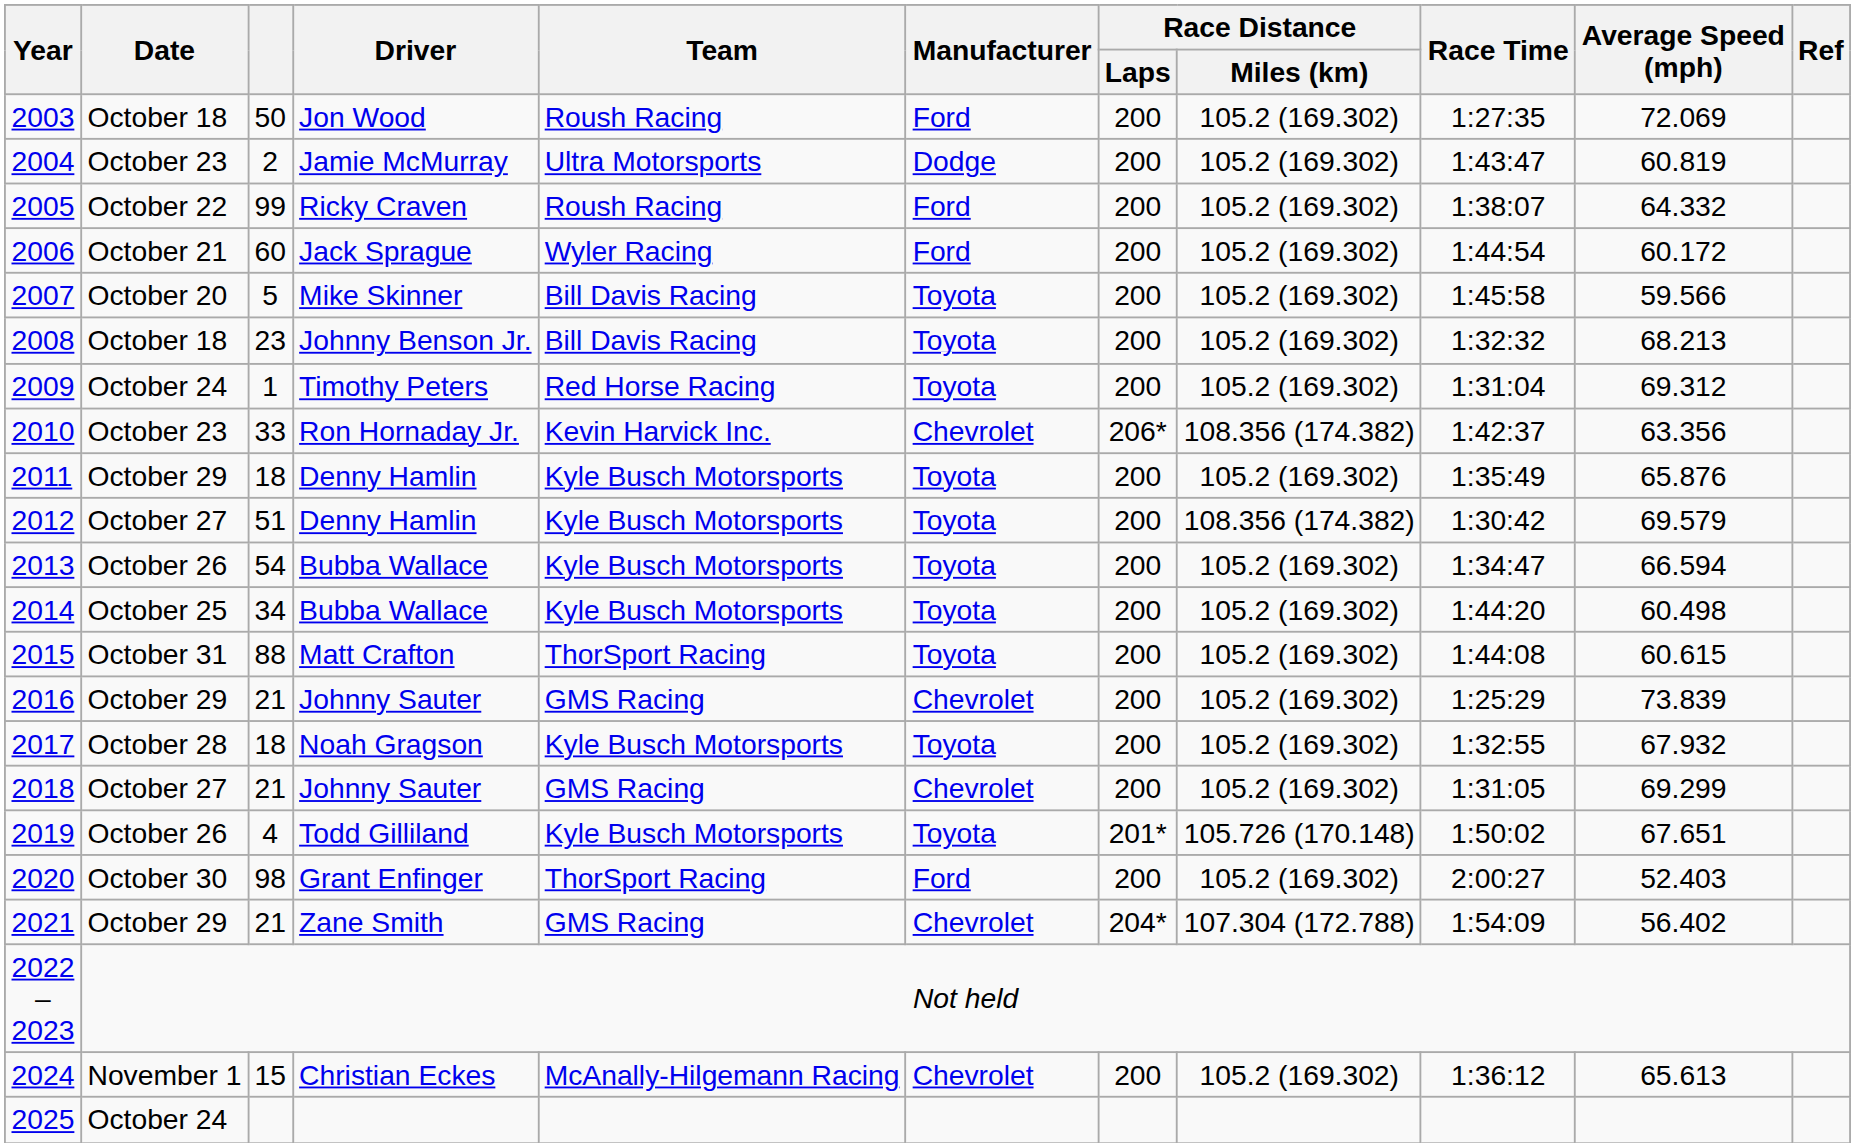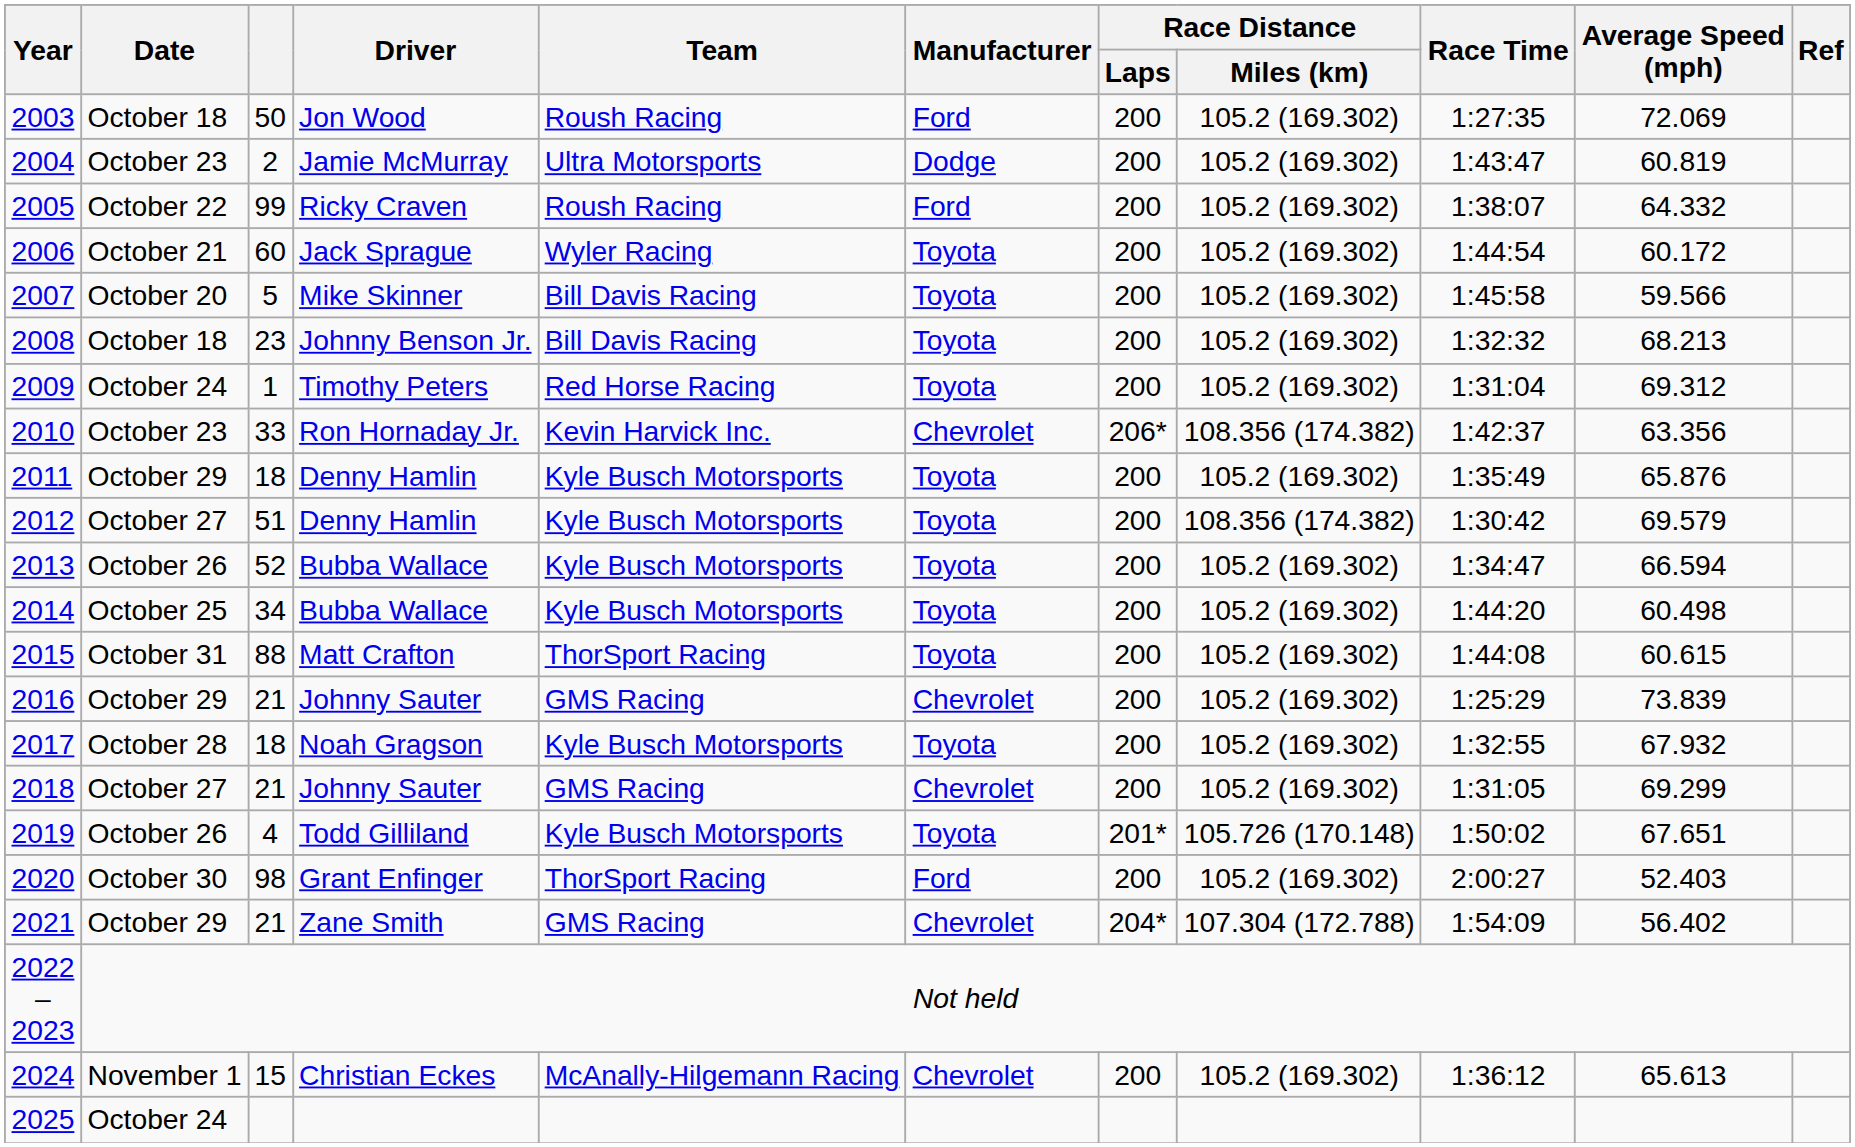(942, 251) Ford -> (954, 251) Toyota
(270, 565) 54 -> (270, 565) 52
